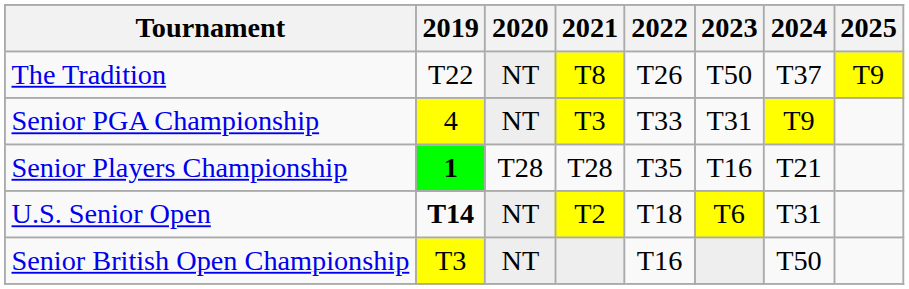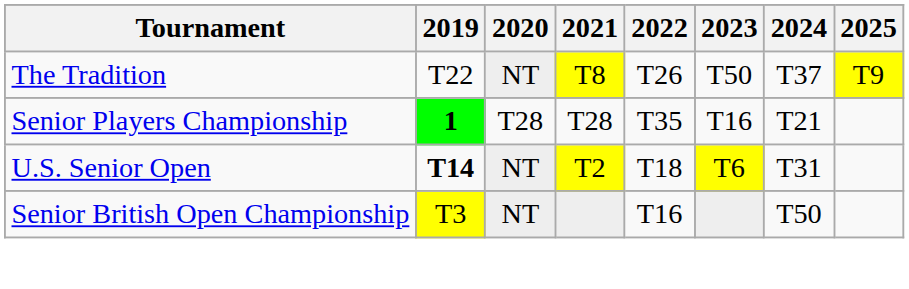- row: (165, 121)
